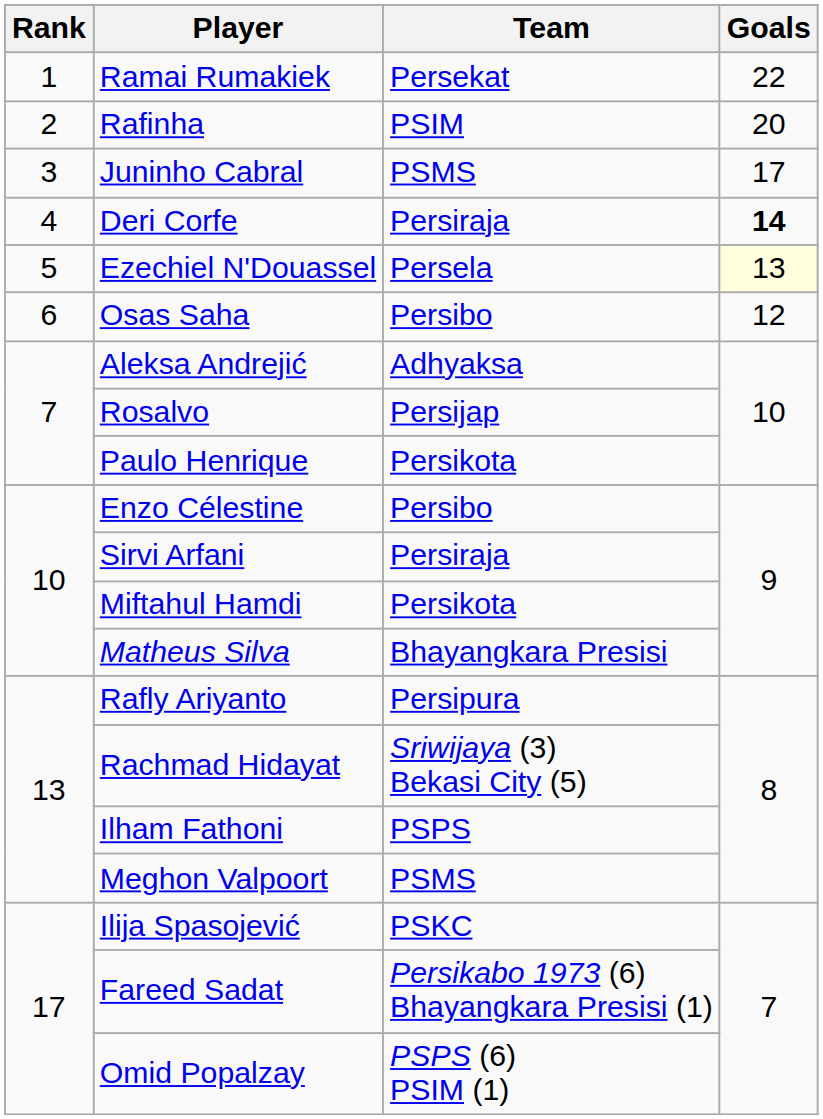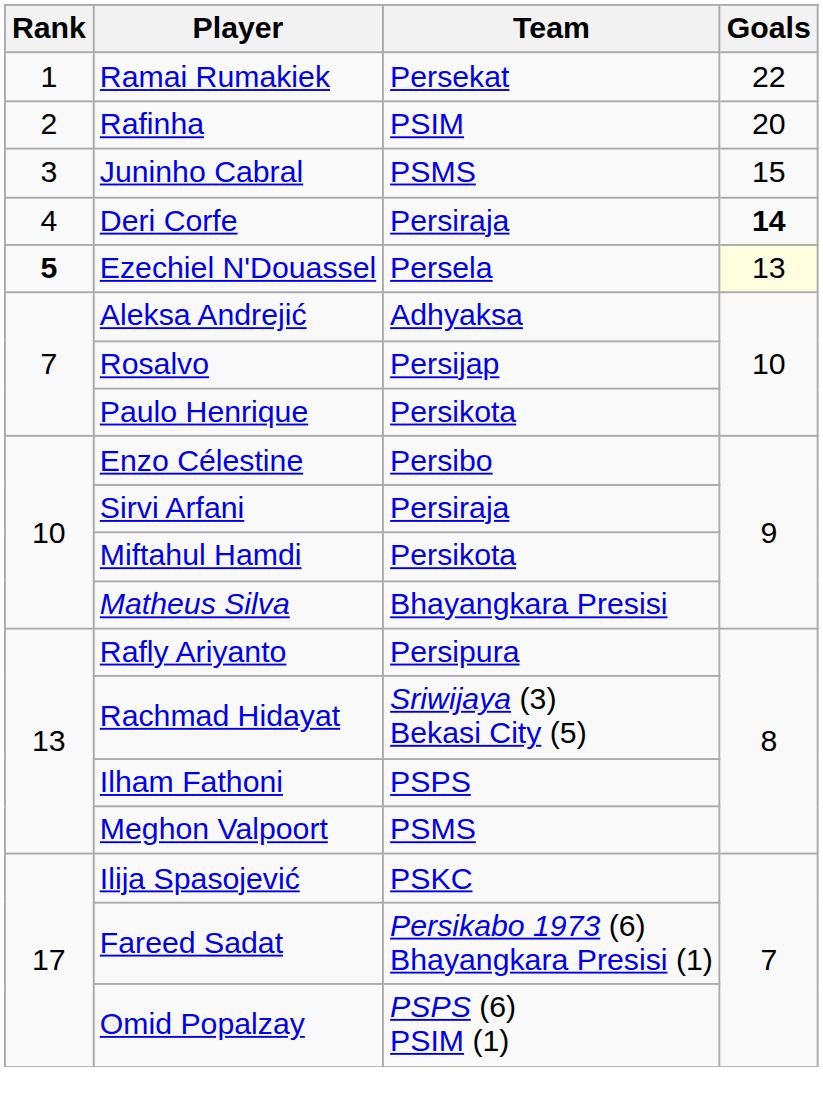(769, 172) 17 -> (769, 172) 15
(49, 268) normal -> (49, 268) bold
- row: (175, 316)
